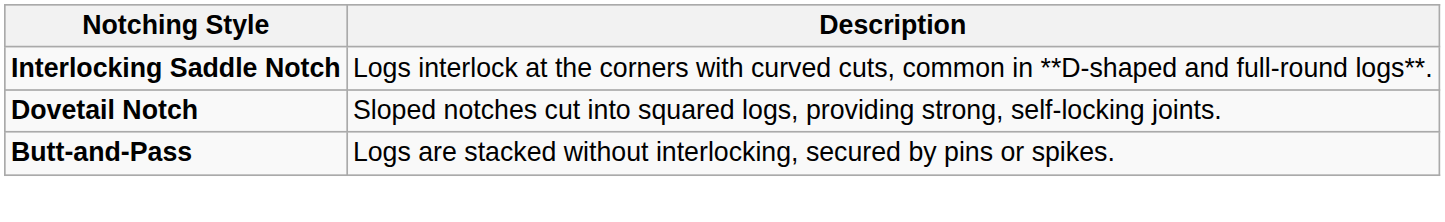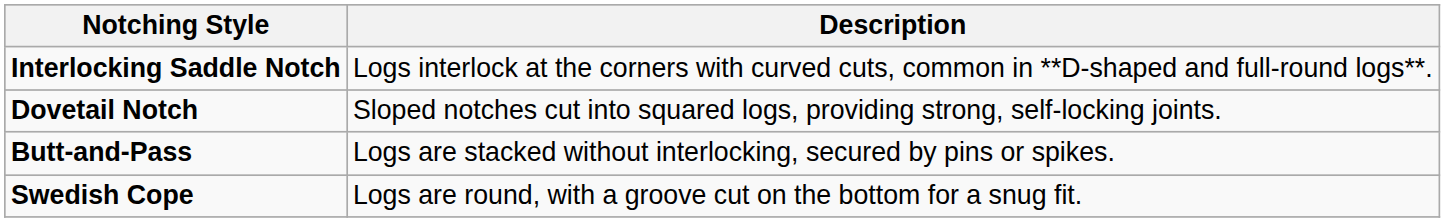+ row: (102, 195)
